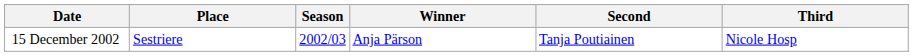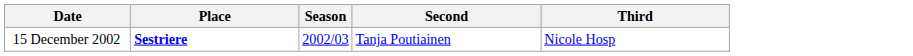- column: (442, 15)
(158, 39) normal -> (161, 39) bold
